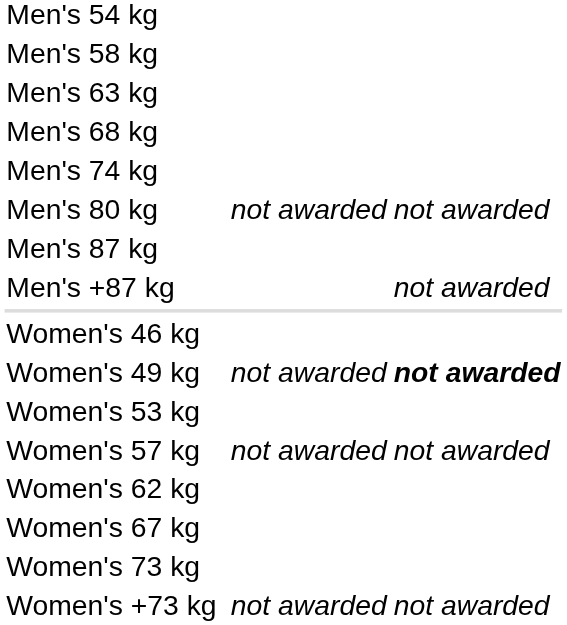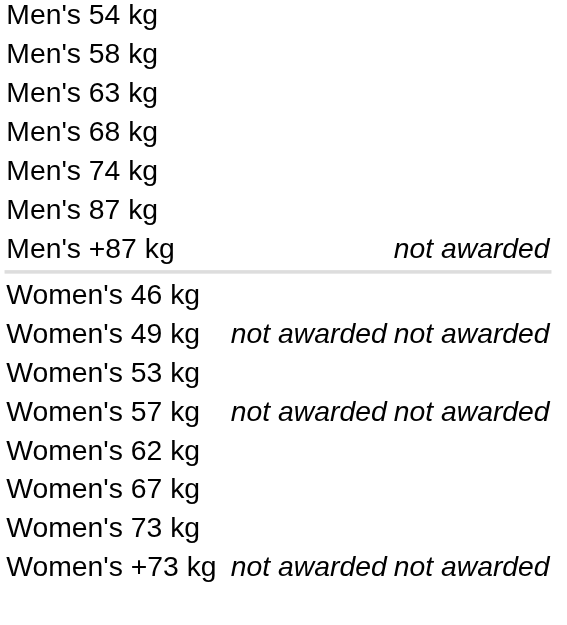- row: (82, 209)
(477, 372) bold -> (472, 333) normal
